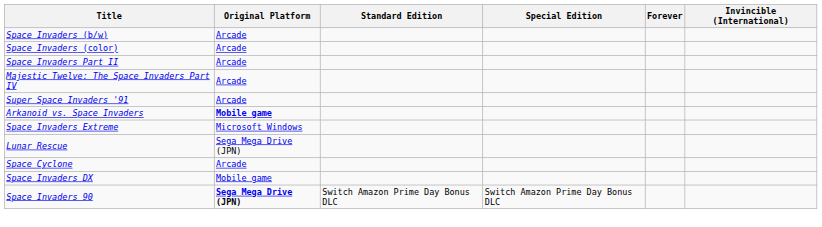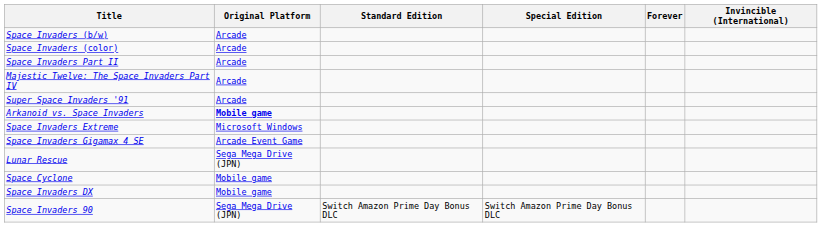+ row: (75, 141)
(231, 164) Arcade -> (244, 178) Mobile game
(254, 197) bold -> (254, 211) normal
